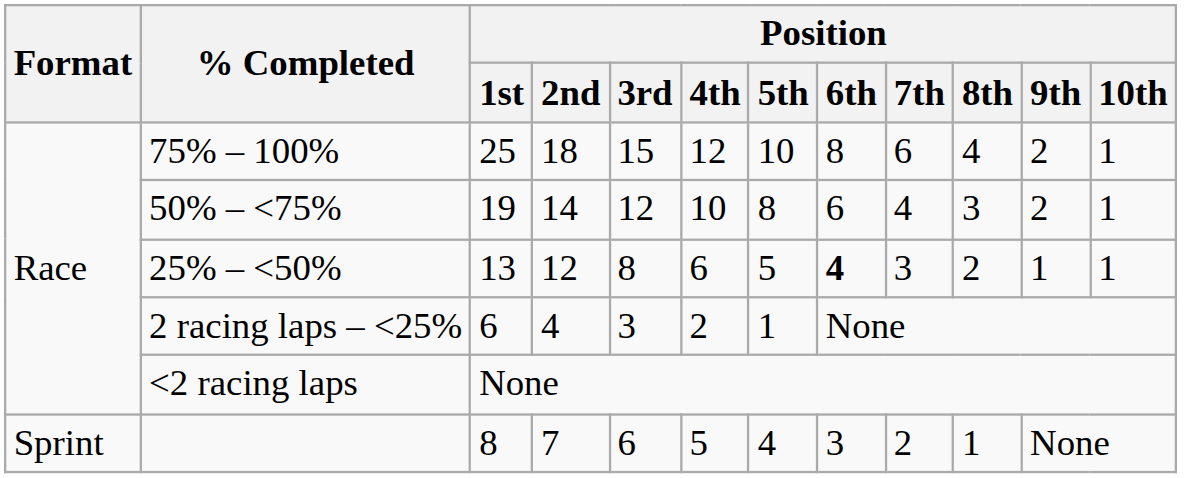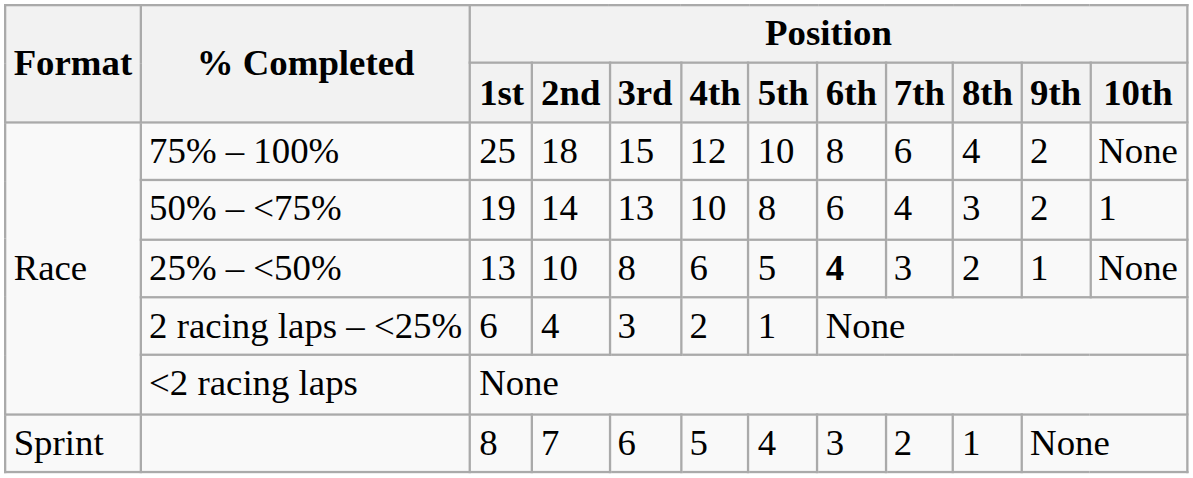(1107, 150) 1 -> (1138, 150) None
(636, 208) 12 -> (636, 208) 13
(559, 267) 12 -> (559, 267) 10
(1107, 267) 1 -> (1138, 267) None
